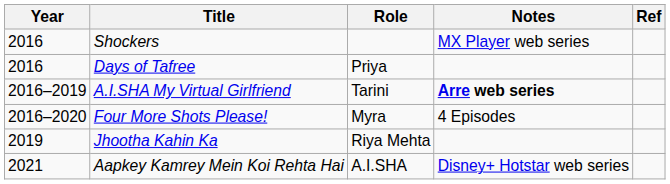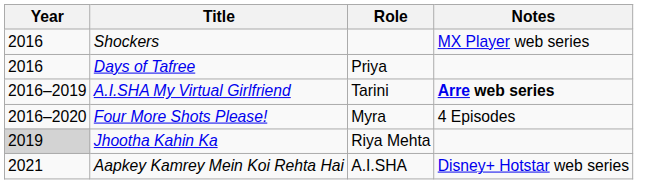- column: (649, 16)
(26, 141) no background -> (26, 141) lightgrey background
